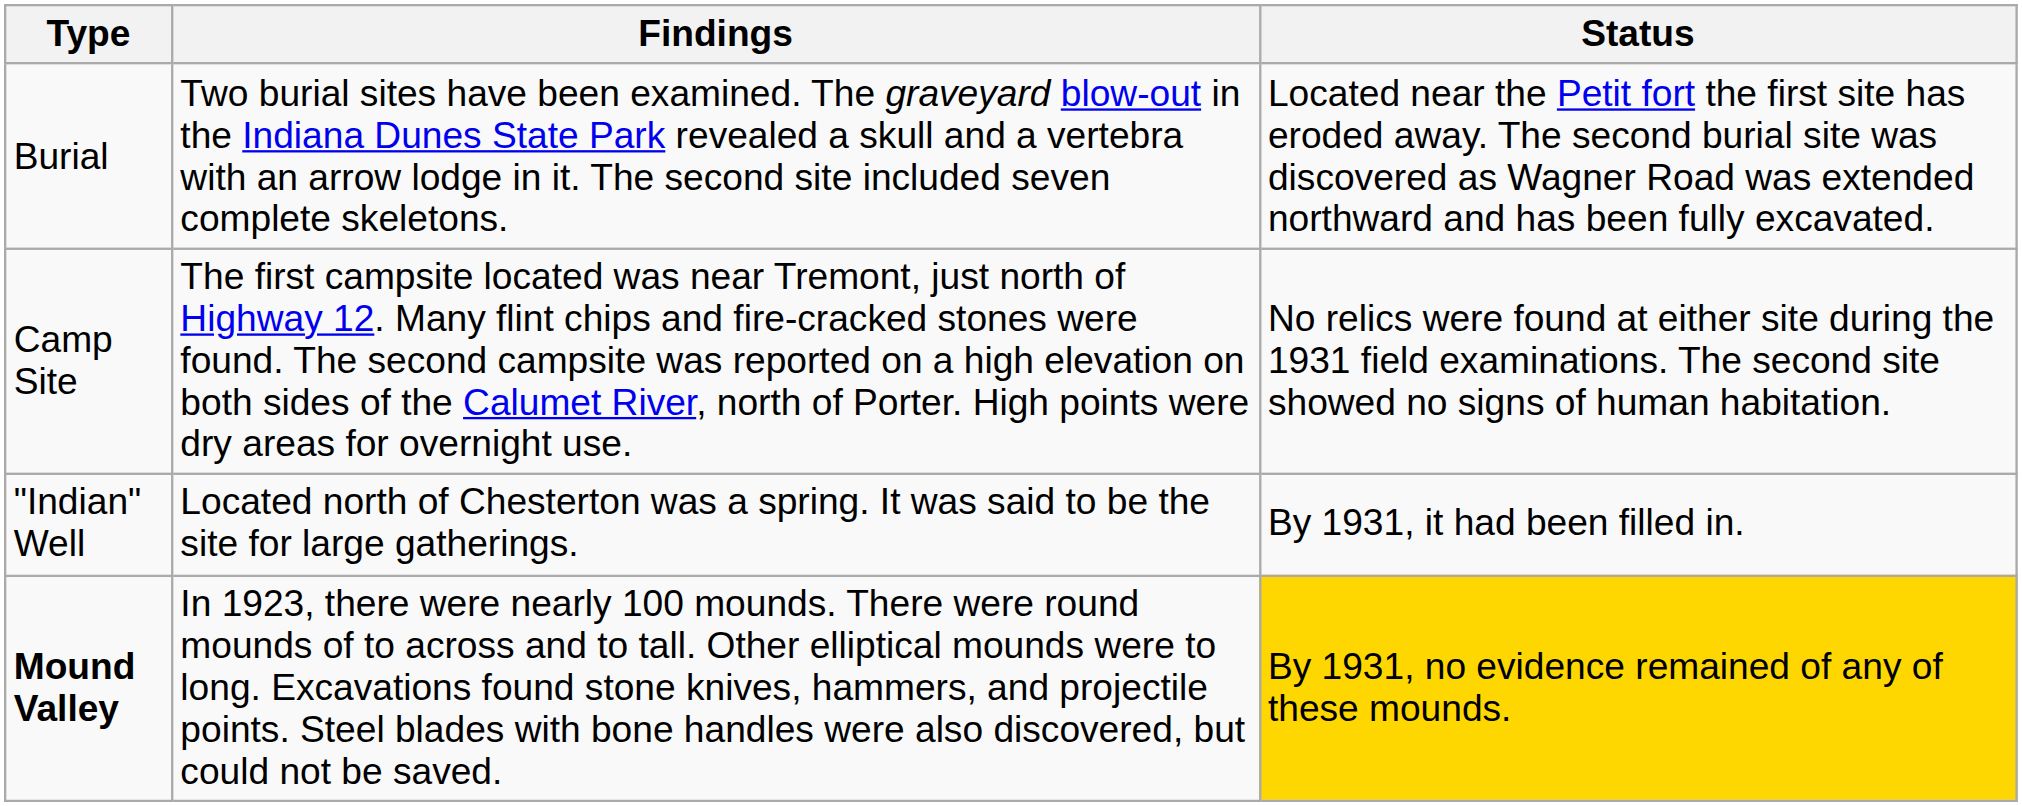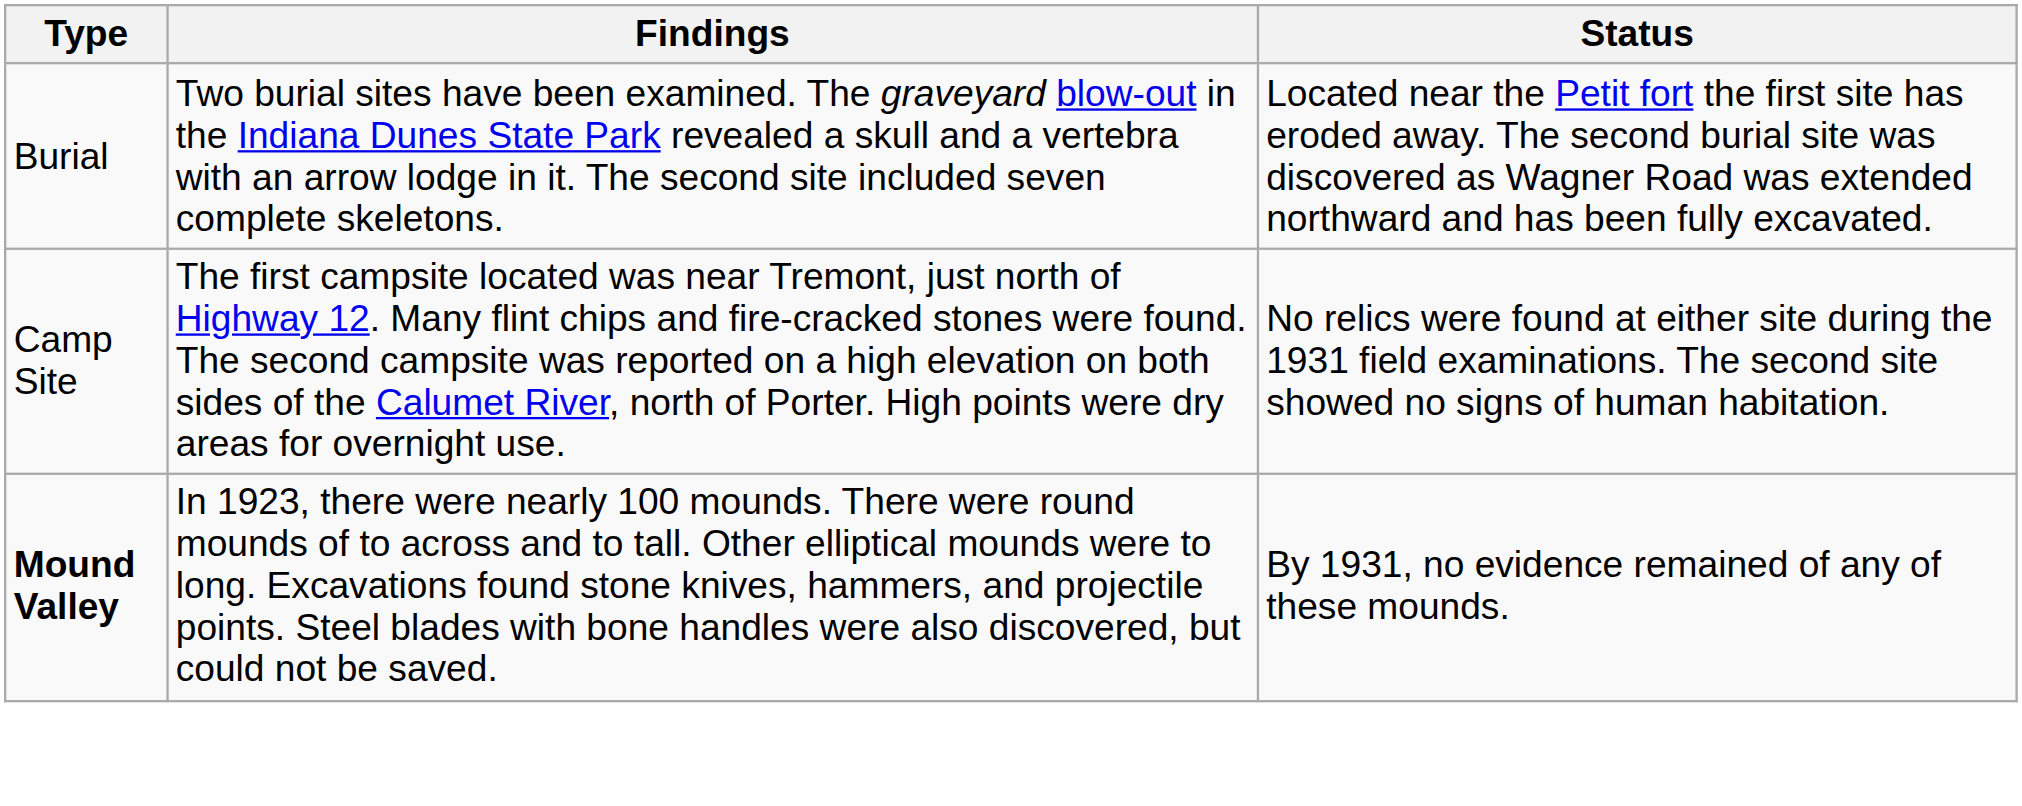- row: (77, 523)
(1605, 687) gold background -> (1604, 586) no background
